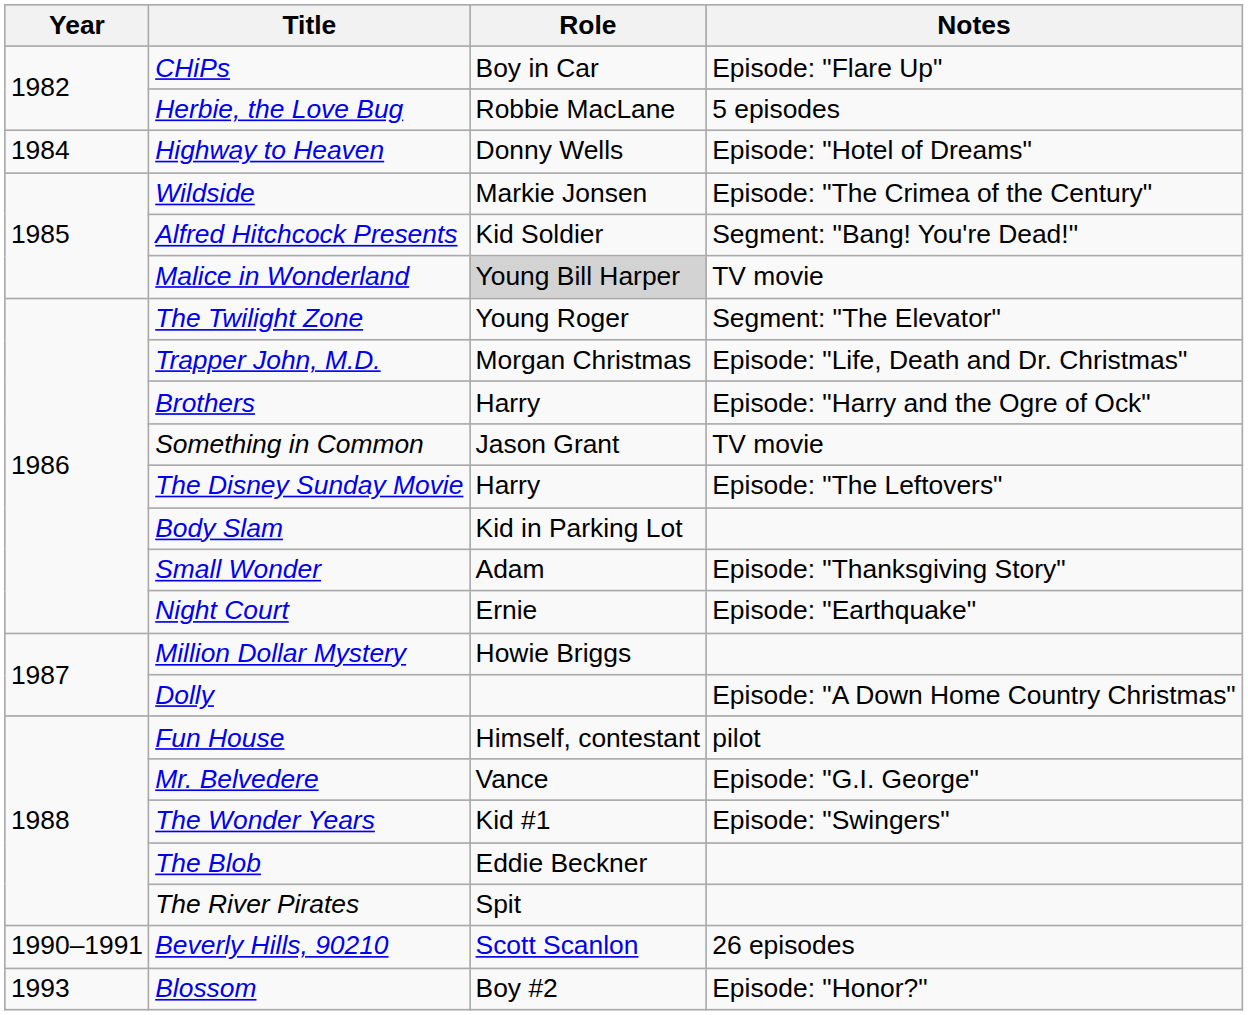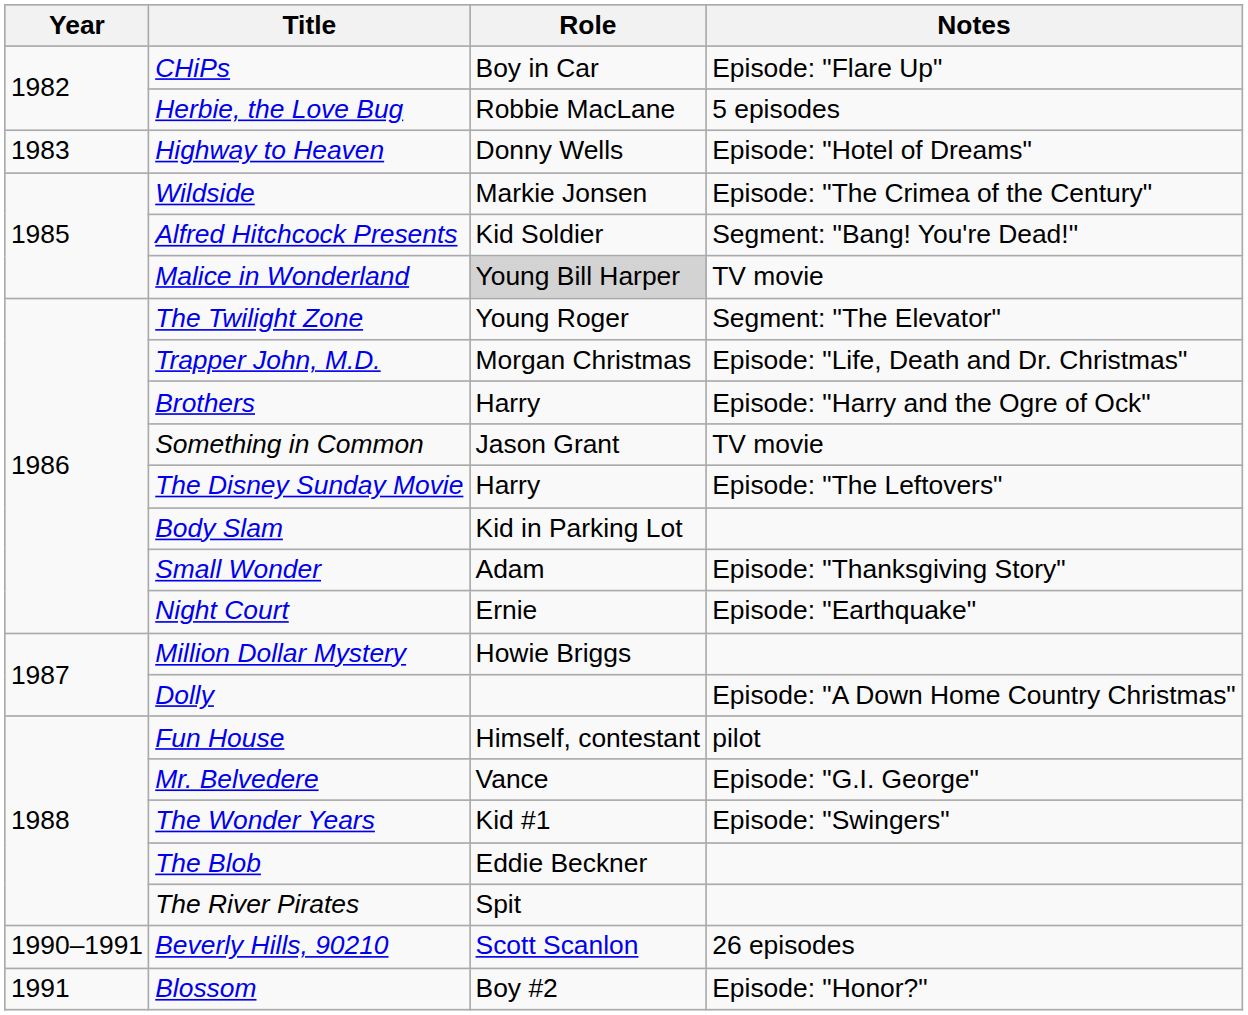(40, 151) 1984 -> (40, 151) 1983
(40, 988) 1993 -> (40, 988) 1991
